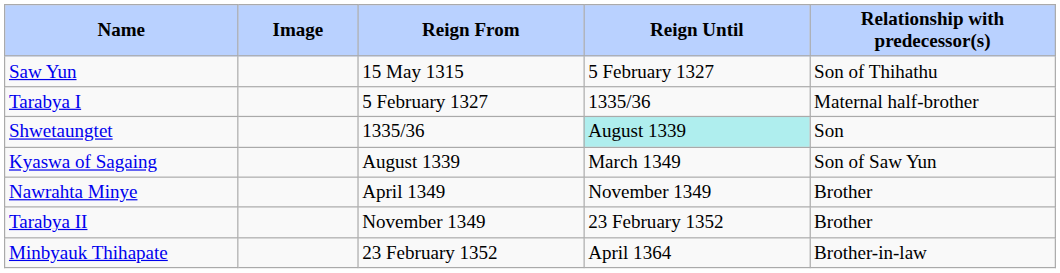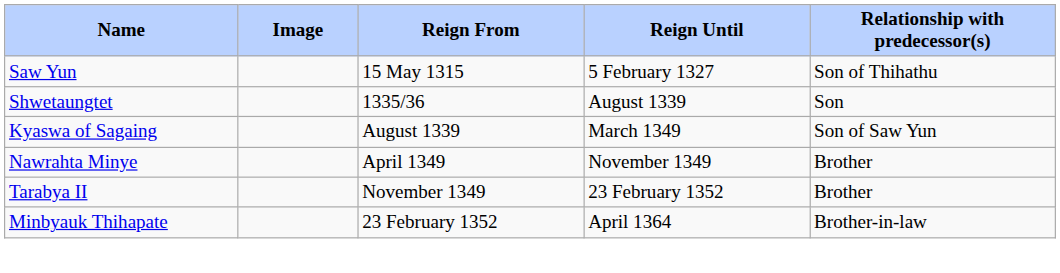- row: (45, 101)
(637, 131) paleturquoise background -> (637, 101) no background
